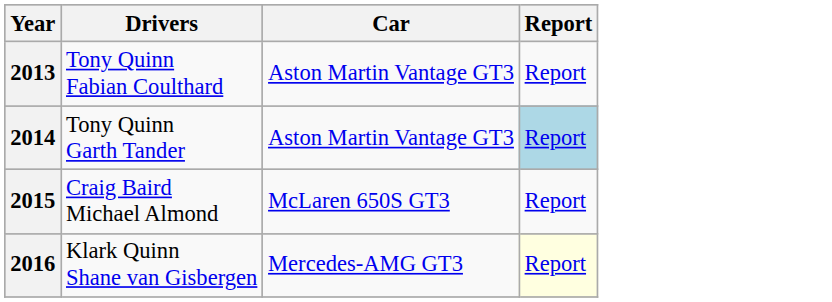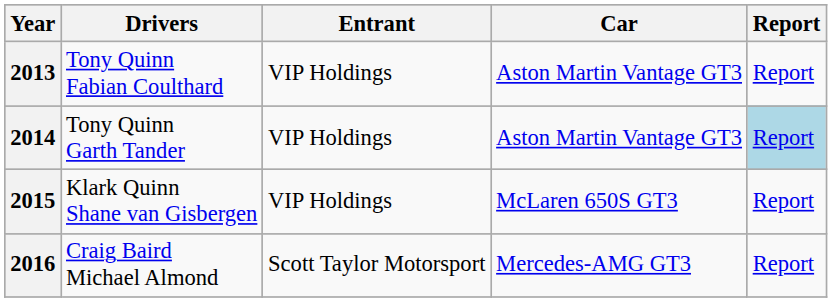+ column: (377, 22)
(142, 200) Craig Baird Michael Almond -> (162, 200) Klark Quinn Shane van Gisbergen
(162, 264) Klark Quinn Shane van Gisbergen -> (142, 264) Craig Baird Michael Almond
(555, 264) lightyellow background -> (783, 264) no background
